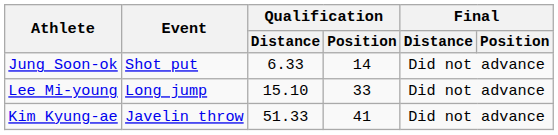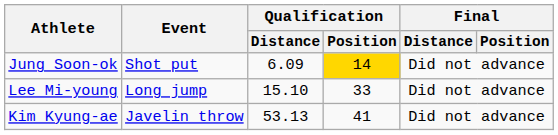(286, 65) 6.33 -> (286, 65) 6.09
(362, 65) no background -> (362, 65) gold background
(286, 116) 51.33 -> (286, 116) 53.13
